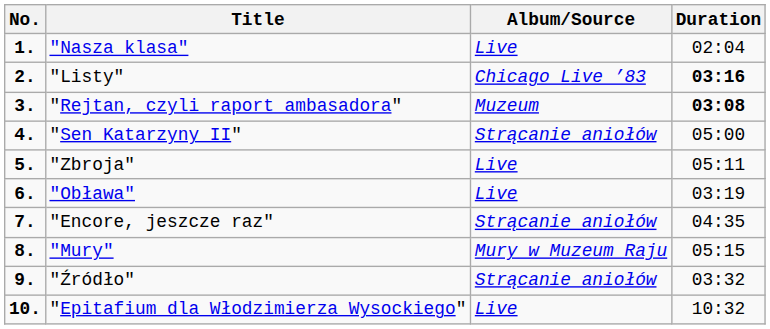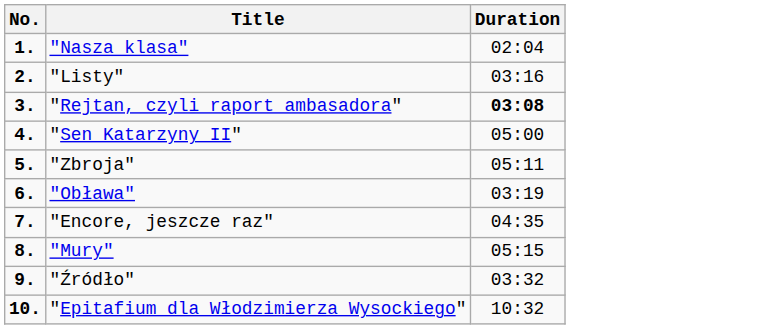- column: (571, 19)
(718, 77) bold -> (518, 77) normal
